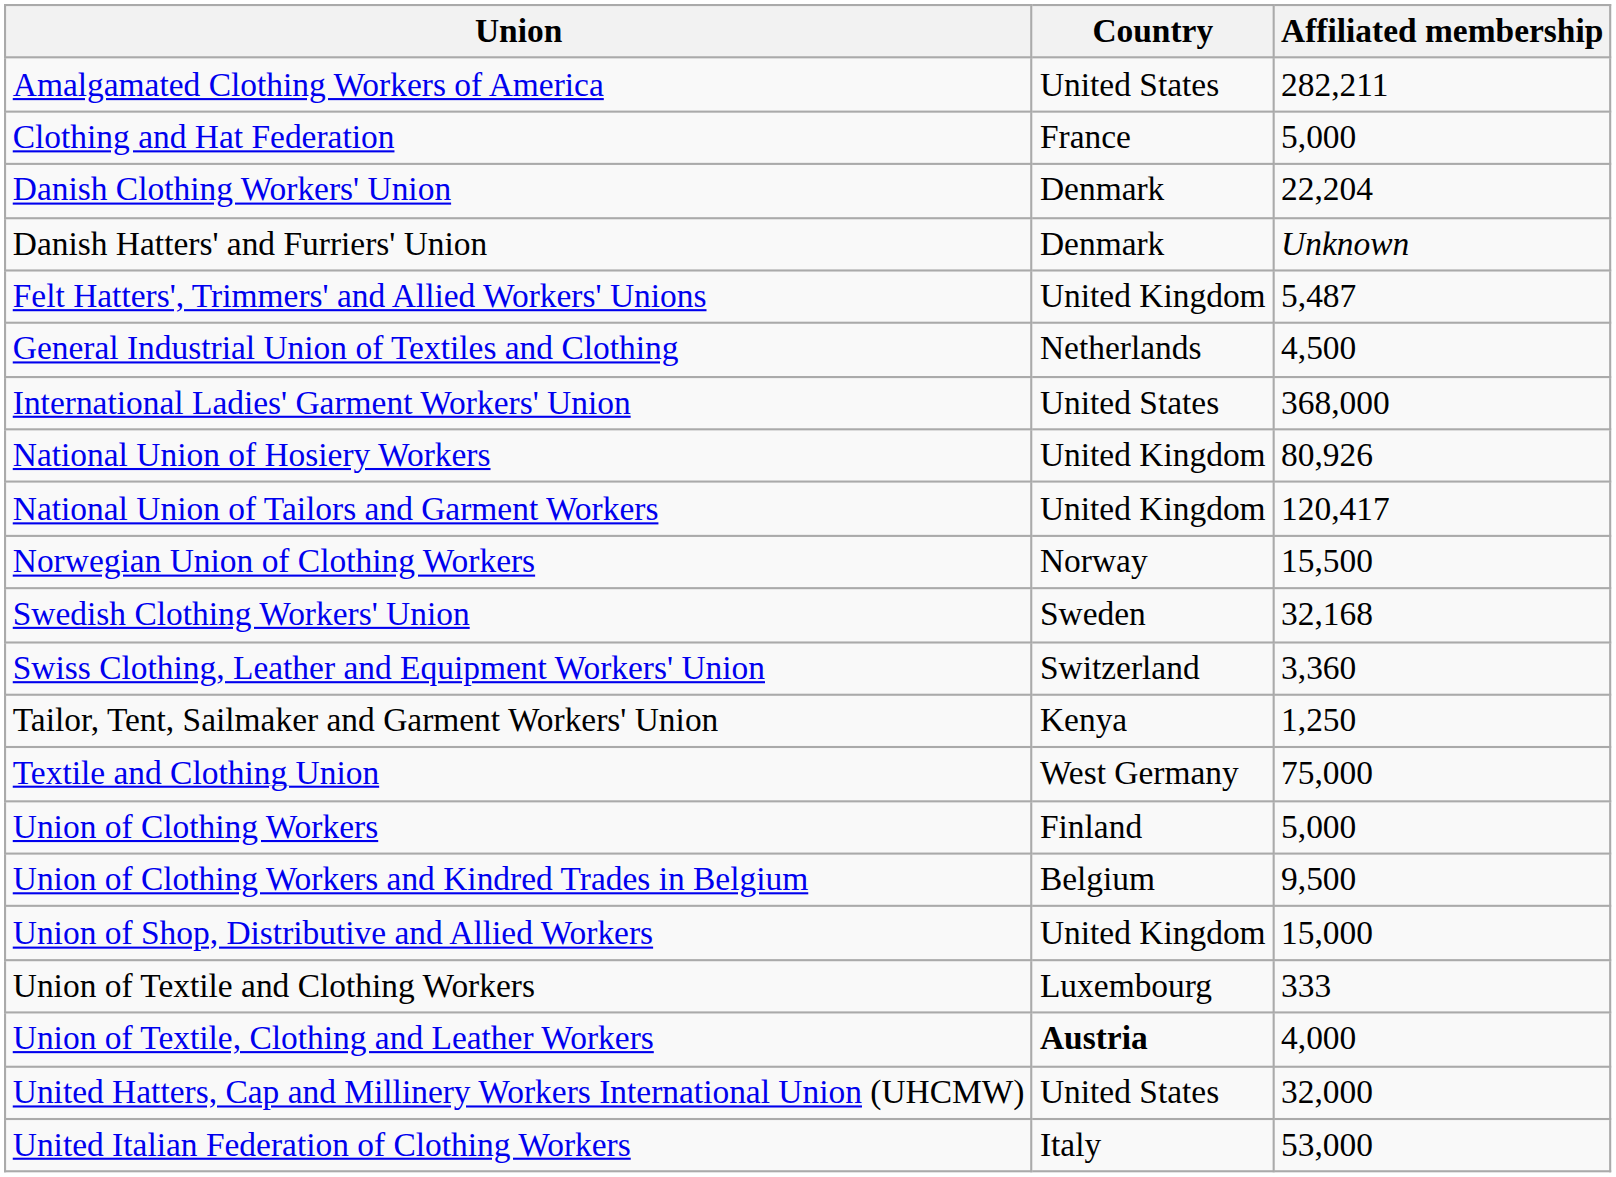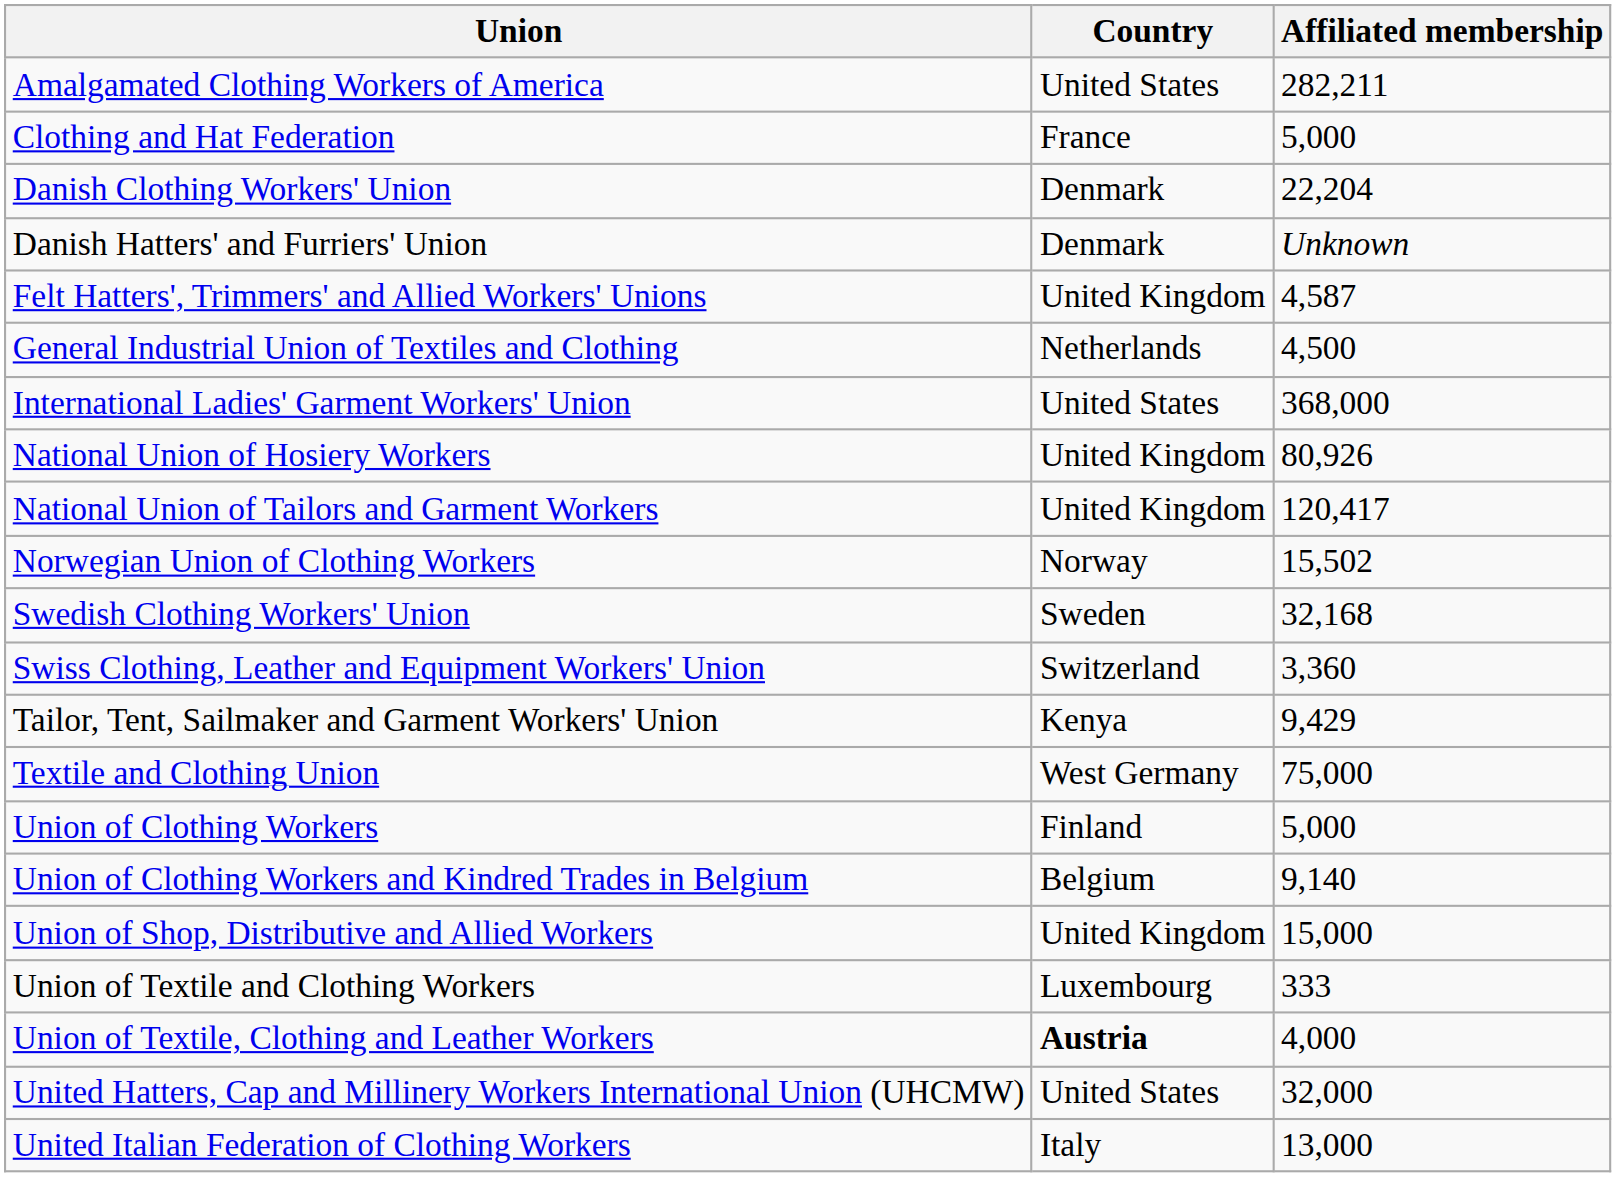(1319, 296) 5,487 -> (1319, 296) 4,587
(1327, 561) 15,500 -> (1327, 561) 15,502
(1319, 720) 1,250 -> (1319, 720) 9,429
(1319, 879) 9,500 -> (1319, 879) 9,140
(1327, 1144) 53,000 -> (1327, 1144) 13,000
